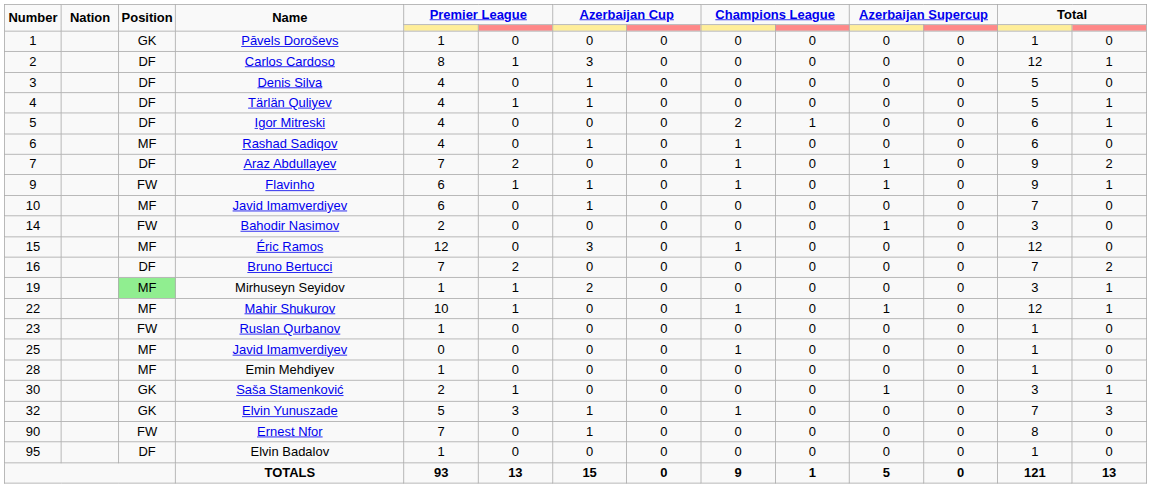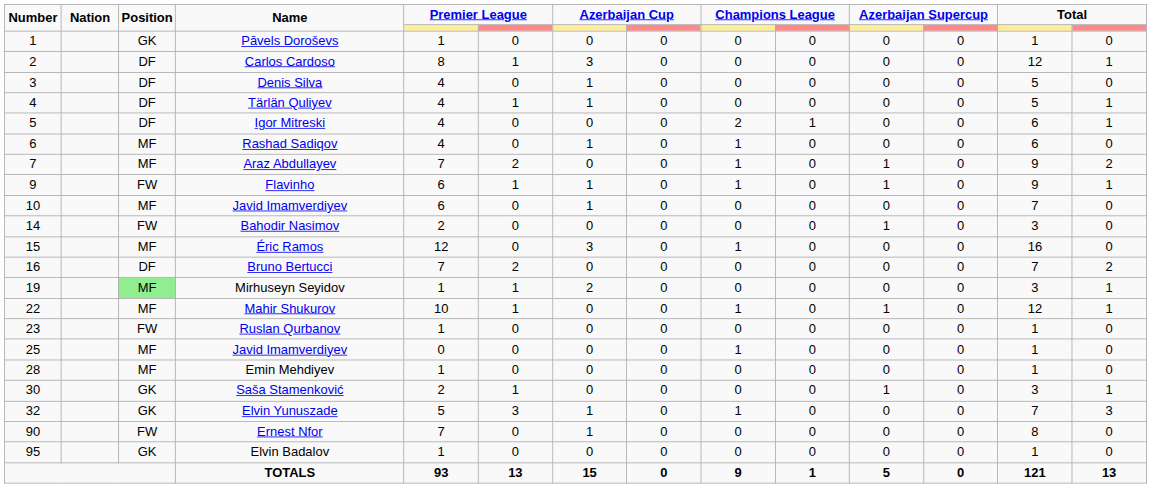(147, 164) DF -> (147, 164) MF
(1035, 246) 12 -> (1035, 246) 16
(147, 452) DF -> (147, 452) GK
